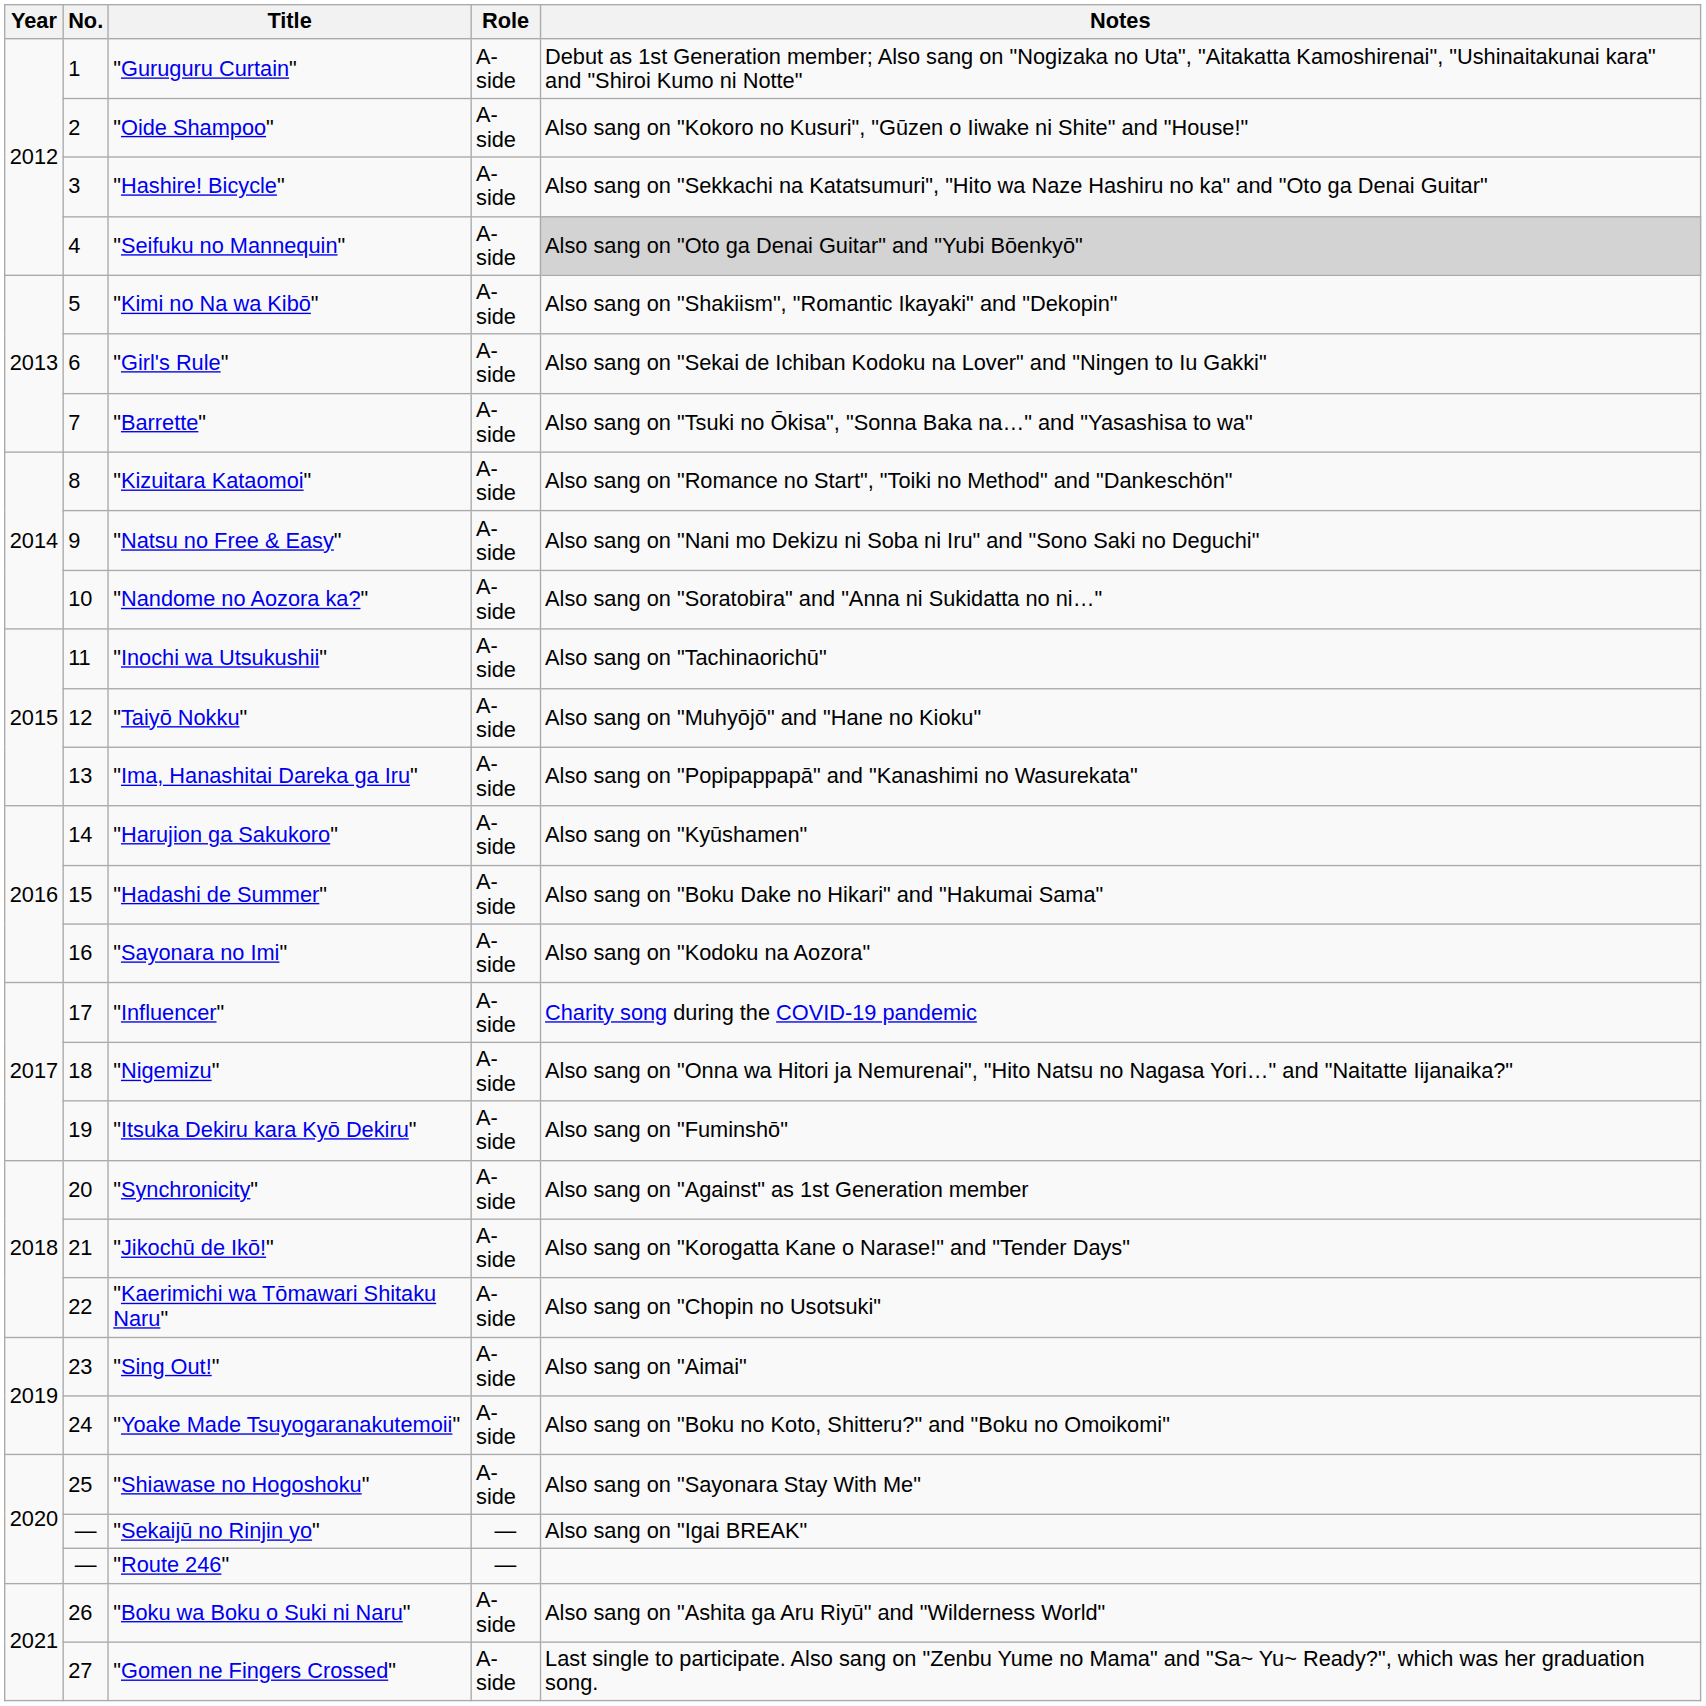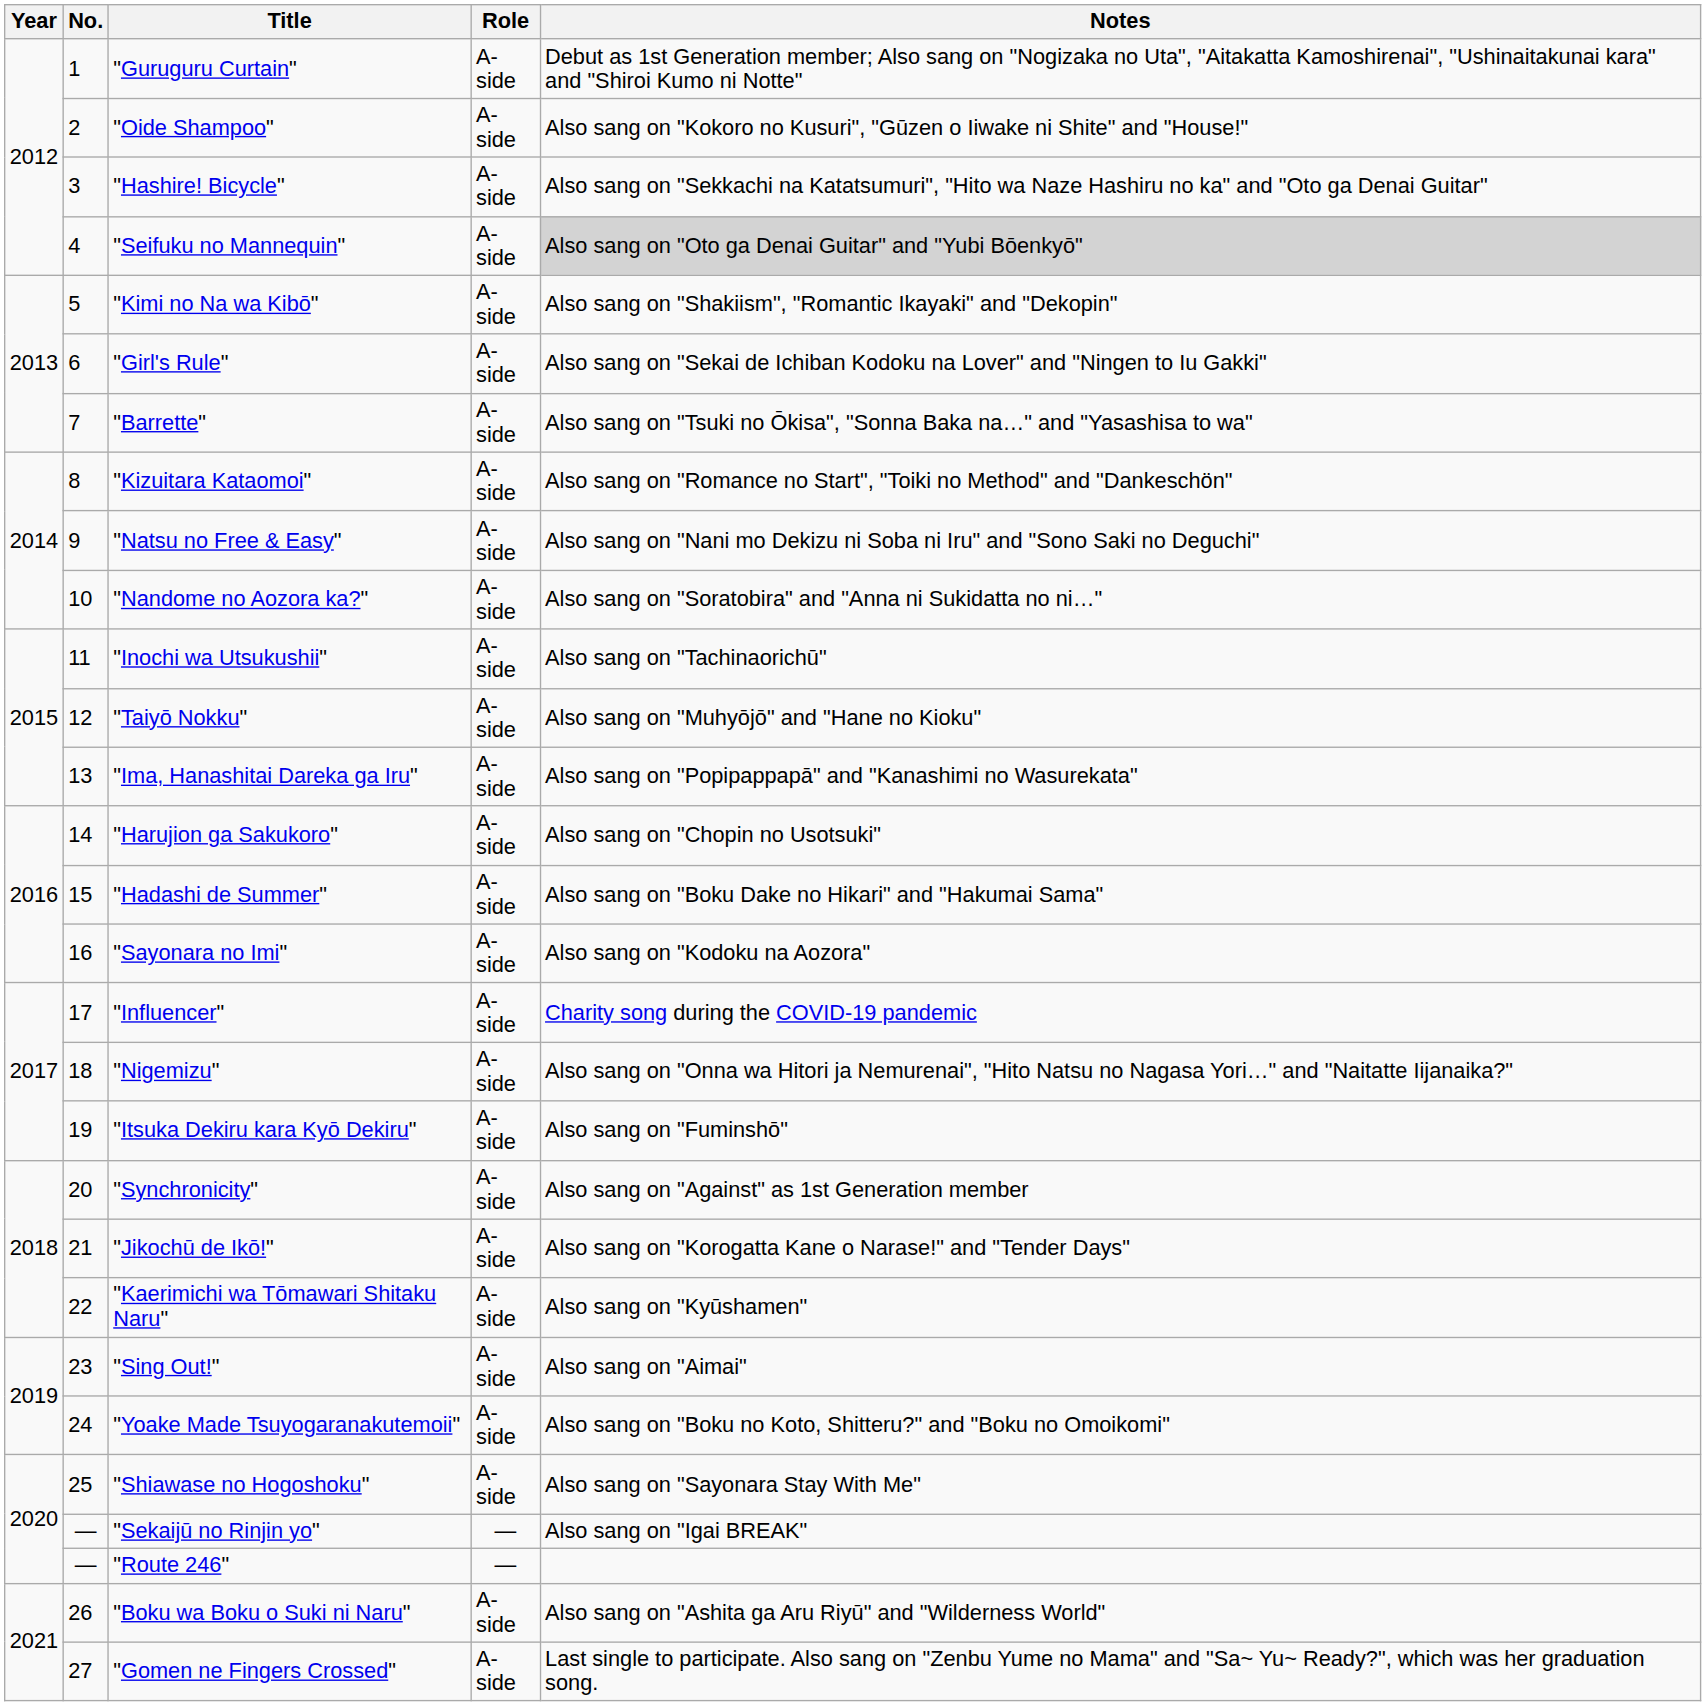(676, 835) Also sang on "Kyūshamen" -> (713, 835) Also sang on "Chopin no Usotsuki"
(713, 1307) Also sang on "Chopin no Usotsuki" -> (676, 1307) Also sang on "Kyūshamen"
